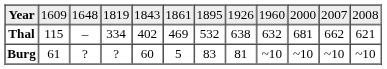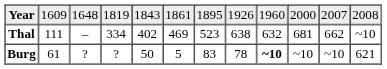(54, 34) 115 -> (54, 34) 111
(210, 34) 532 -> (210, 34) 523
(365, 34) 621 -> (365, 34) ~10
(147, 54) 60 -> (147, 54) 50
(241, 54) 81 -> (241, 54) 78
(272, 54) normal -> (272, 54) bold
(365, 54) ~10 -> (365, 54) 621
